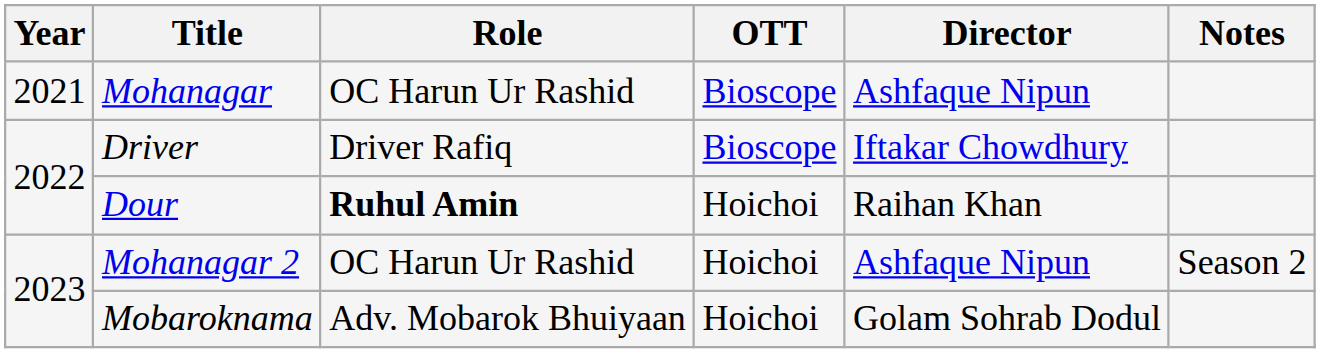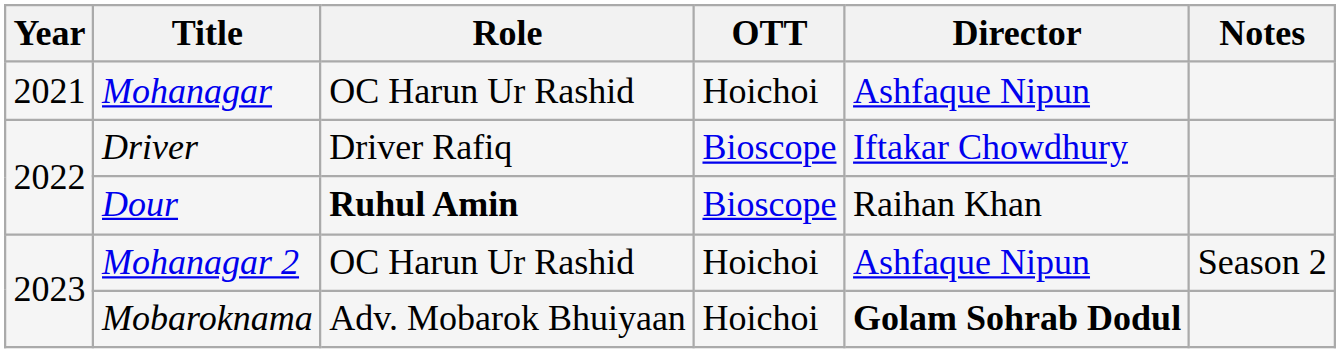(769, 90) Bioscope -> (760, 90) Hoichoi
(760, 204) Hoichoi -> (769, 204) Bioscope
(1007, 318) normal -> (1017, 318) bold
